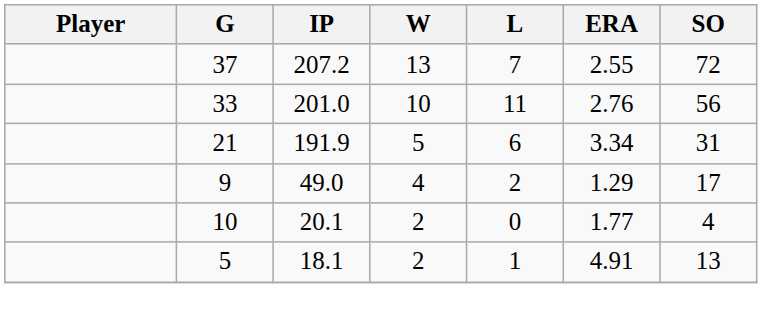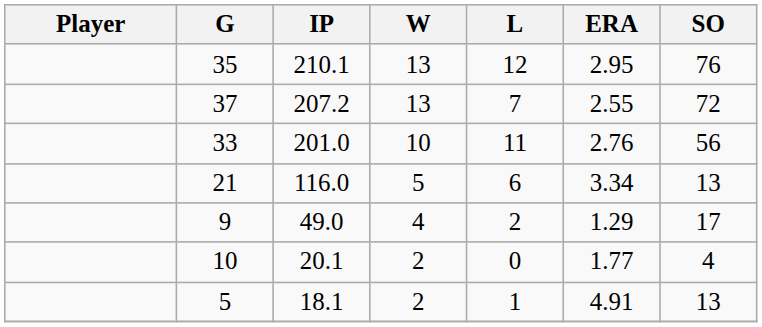+ row: (225, 63)
(322, 143) 191.9 -> (322, 182) 116.0
(708, 143) 31 -> (708, 182) 13
